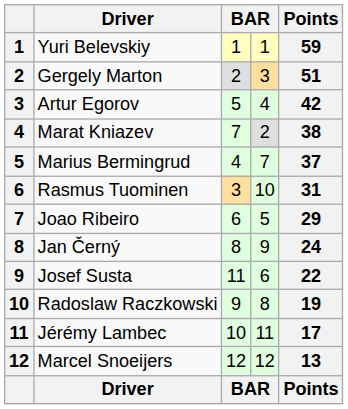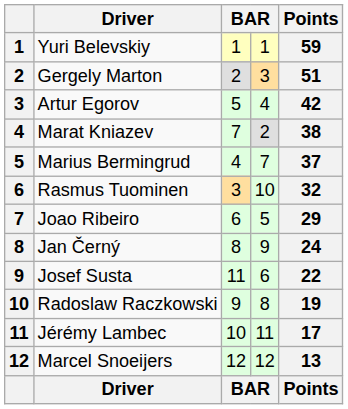(311, 190) 31 -> (311, 190) 32
